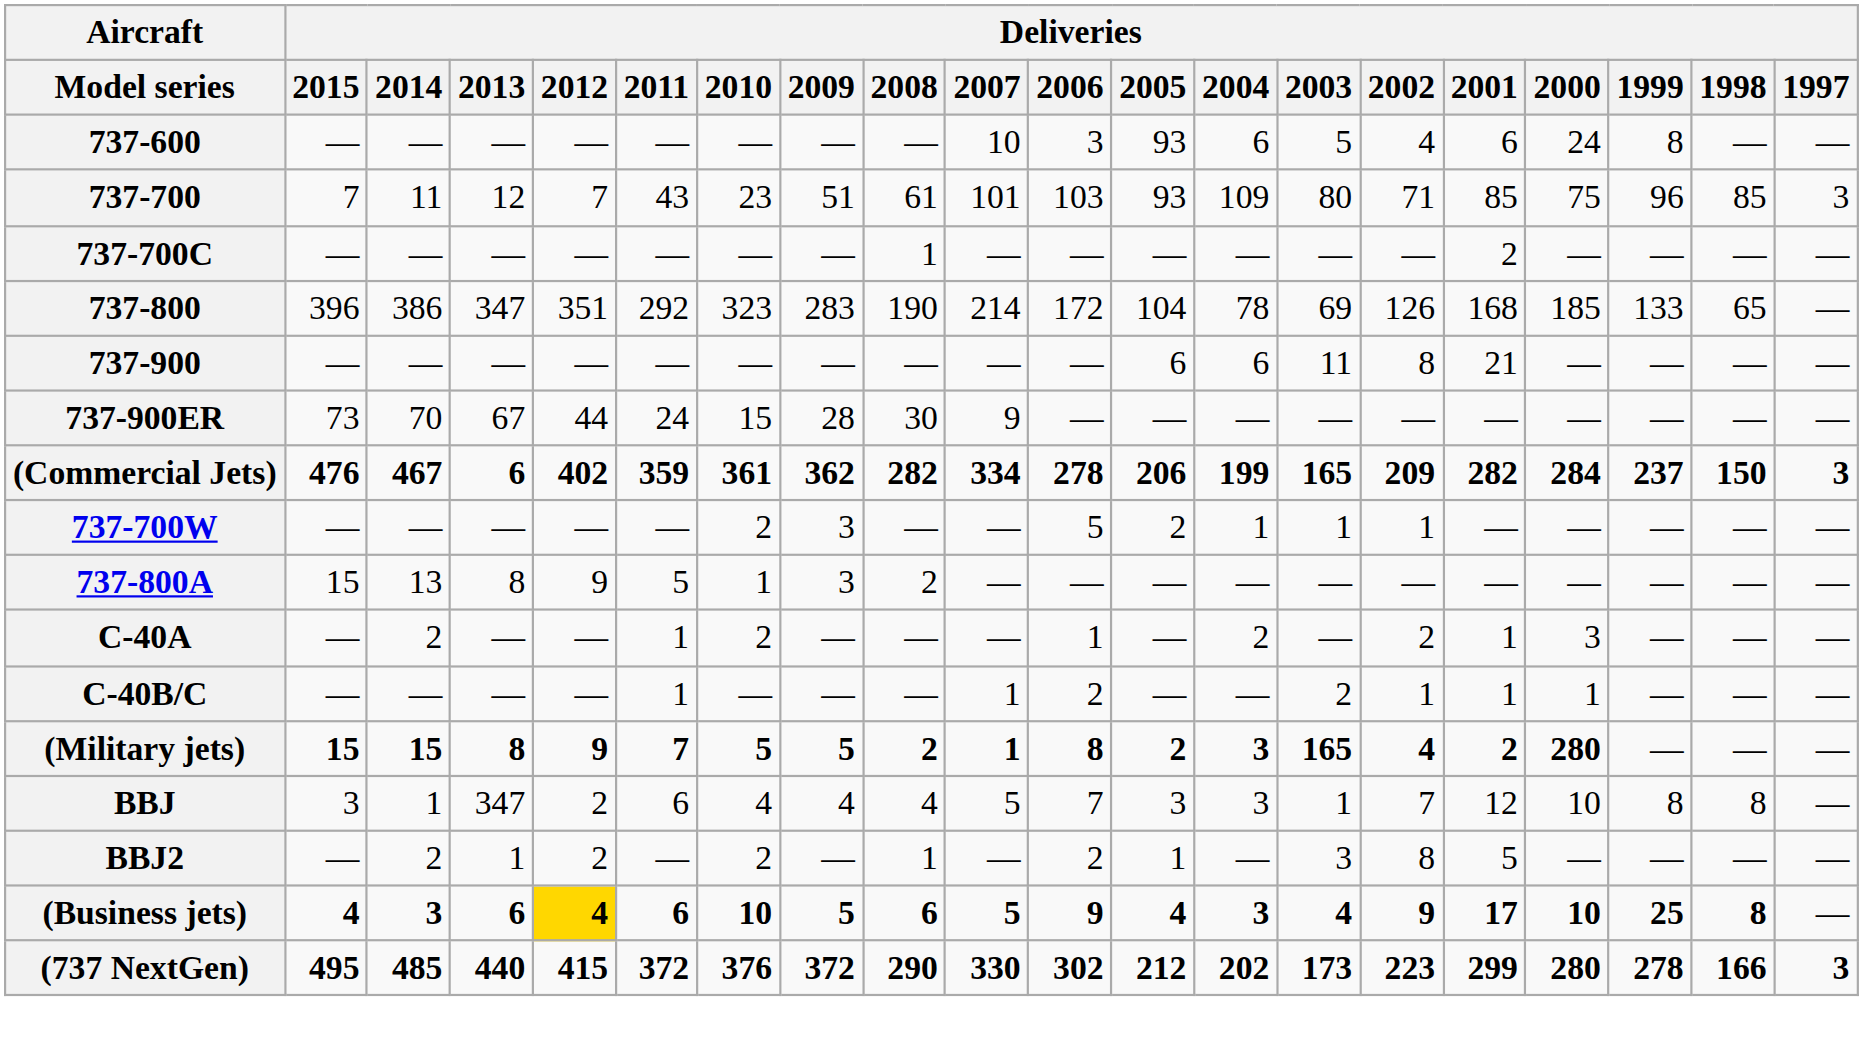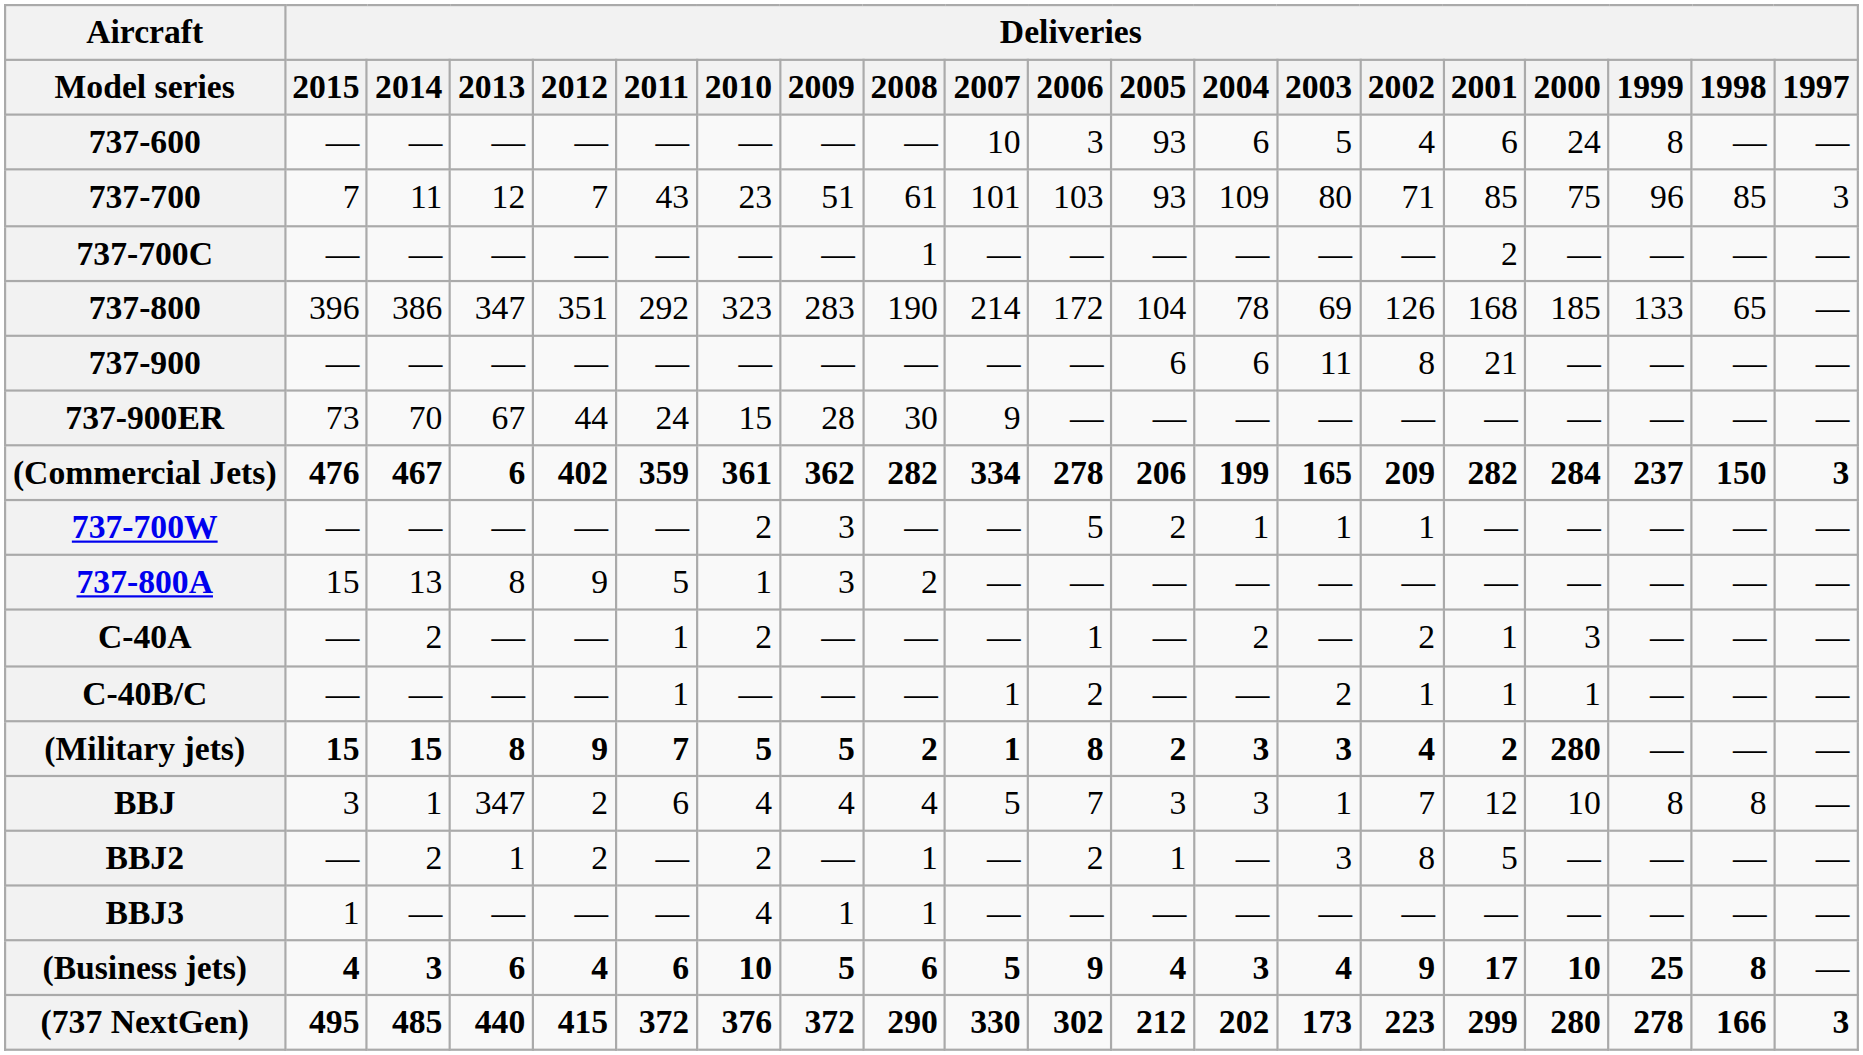(1327, 747) 165 -> (1344, 747) 3
+ row: (145, 912)
(600, 912) gold background -> (600, 967) no background
